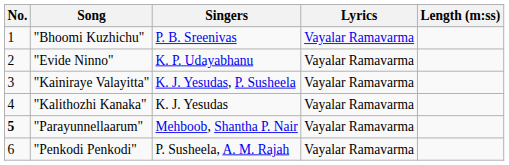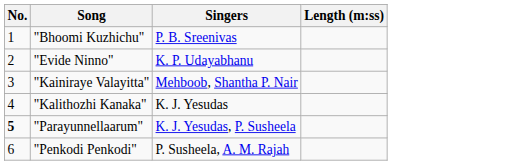- column: (359, 15)
(226, 82) K. J. Yesudas, P. Susheela -> (227, 82) Mehboob, Shantha P. Nair
(227, 127) Mehboob, Shantha P. Nair -> (226, 127) K. J. Yesudas, P. Susheela
